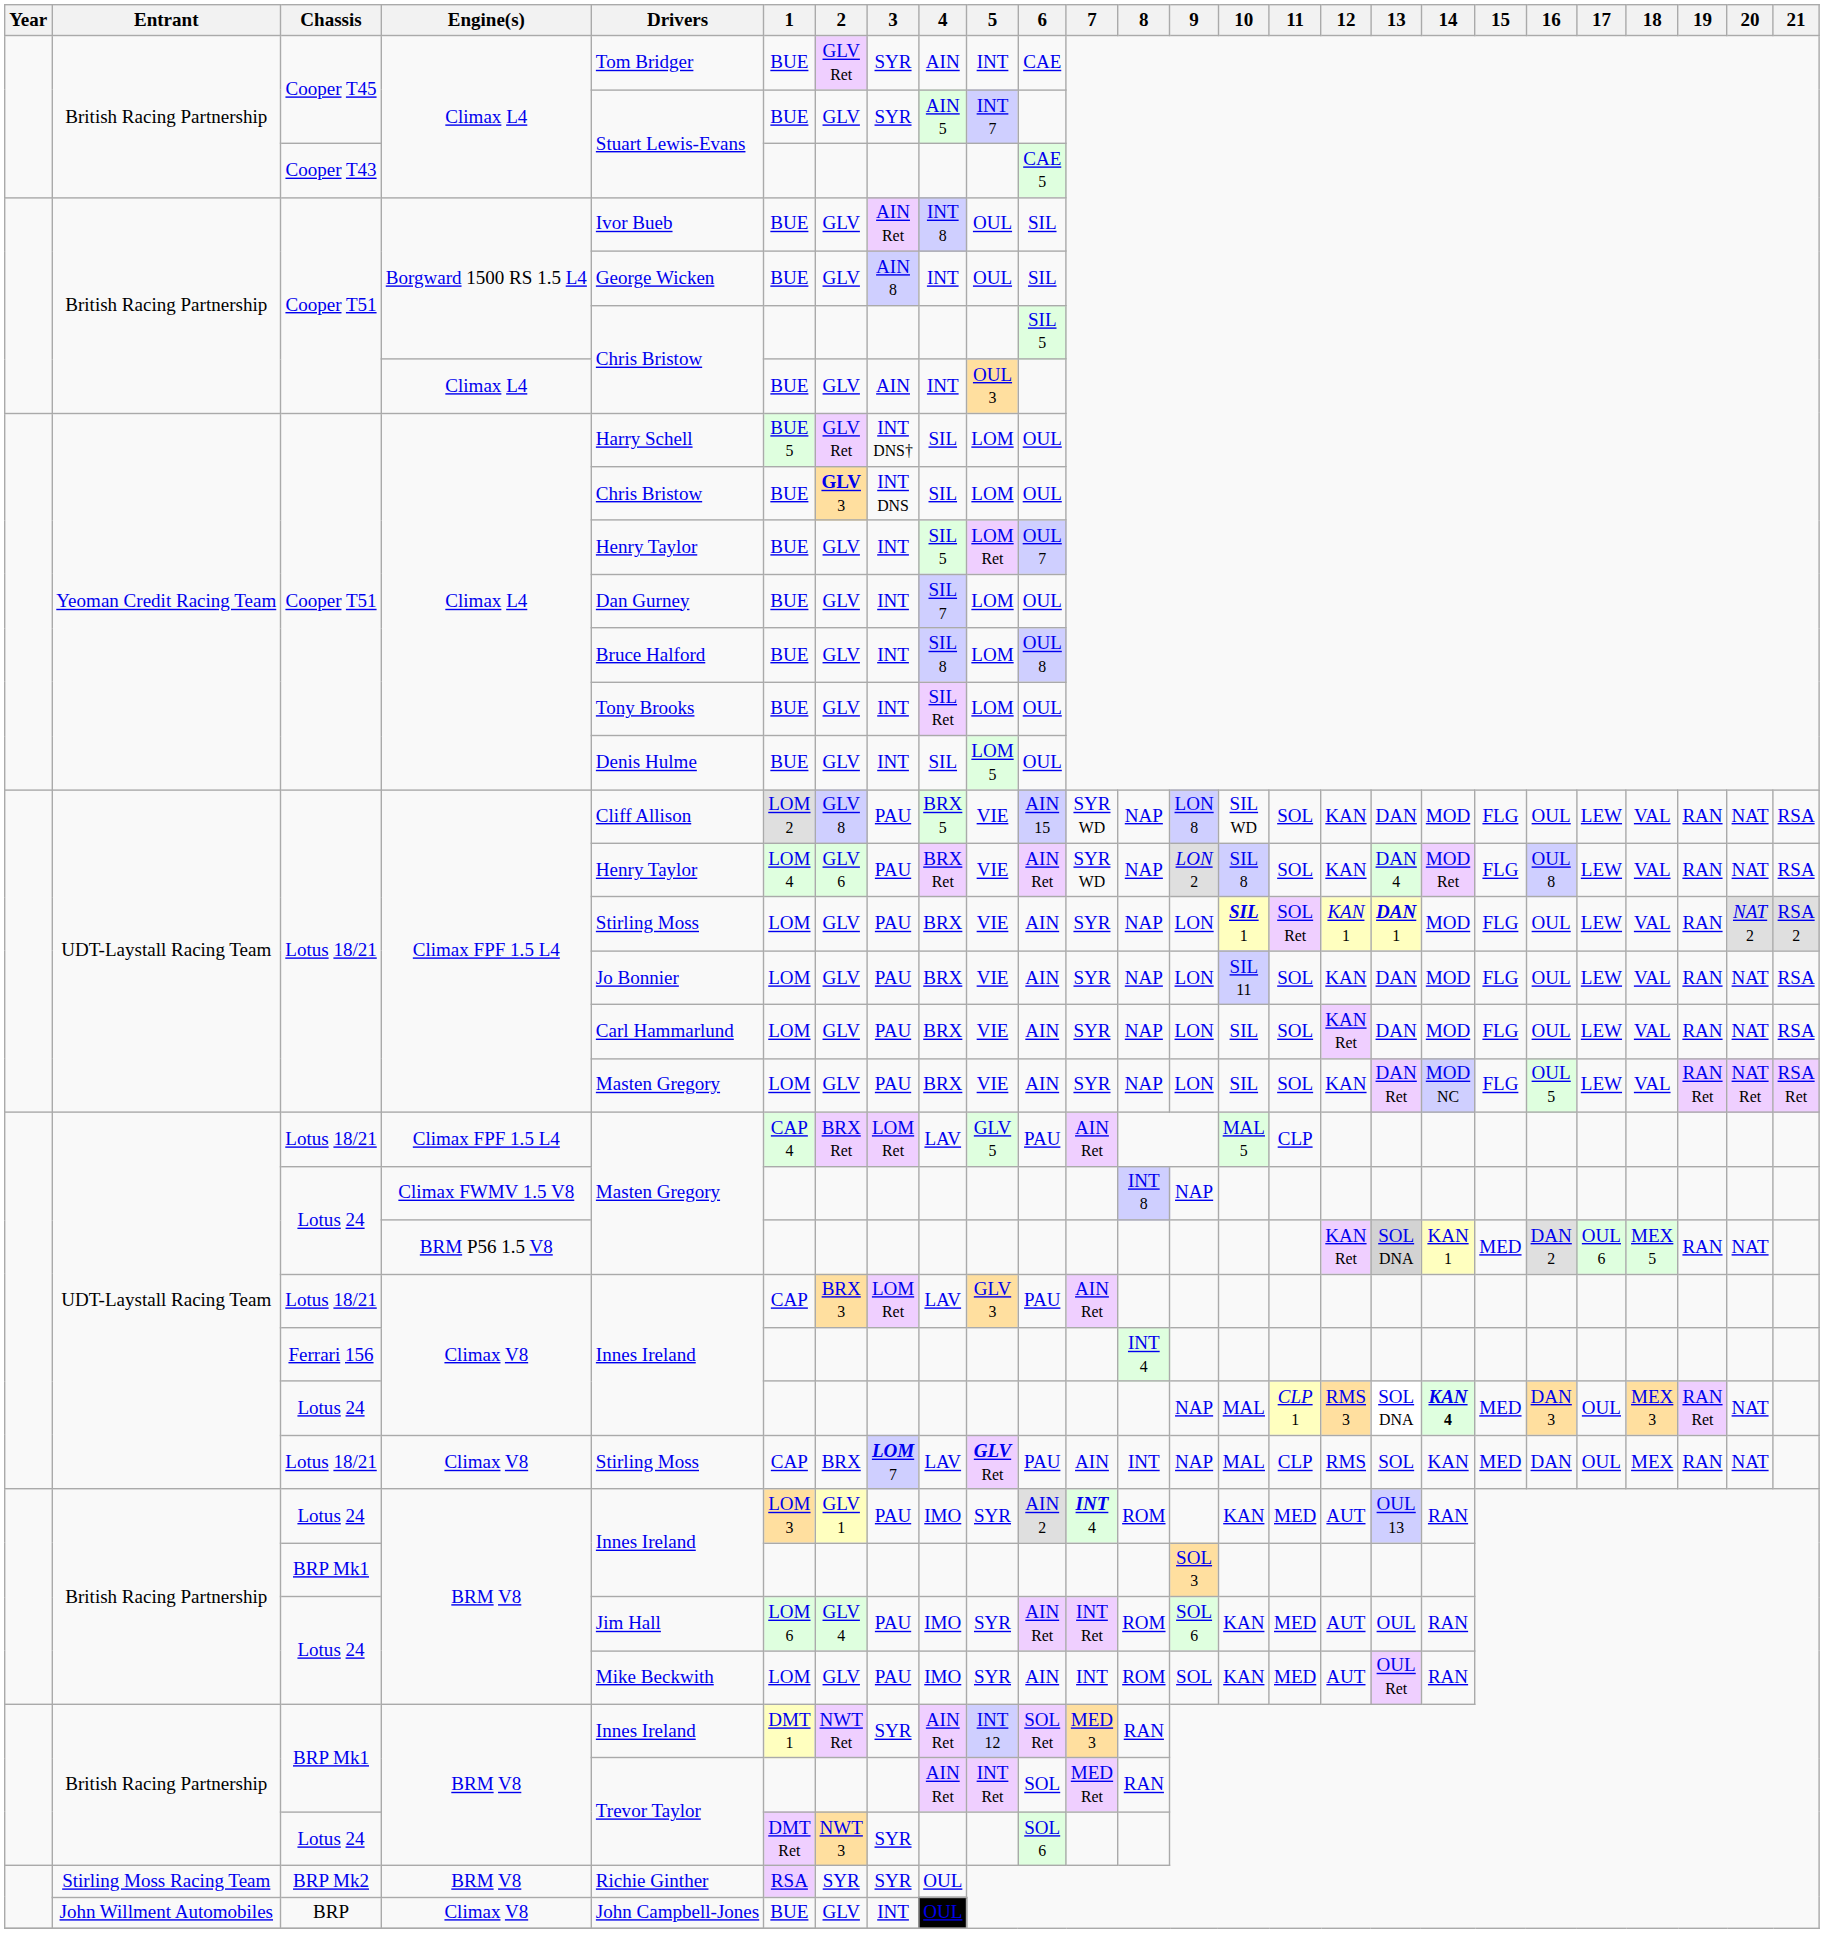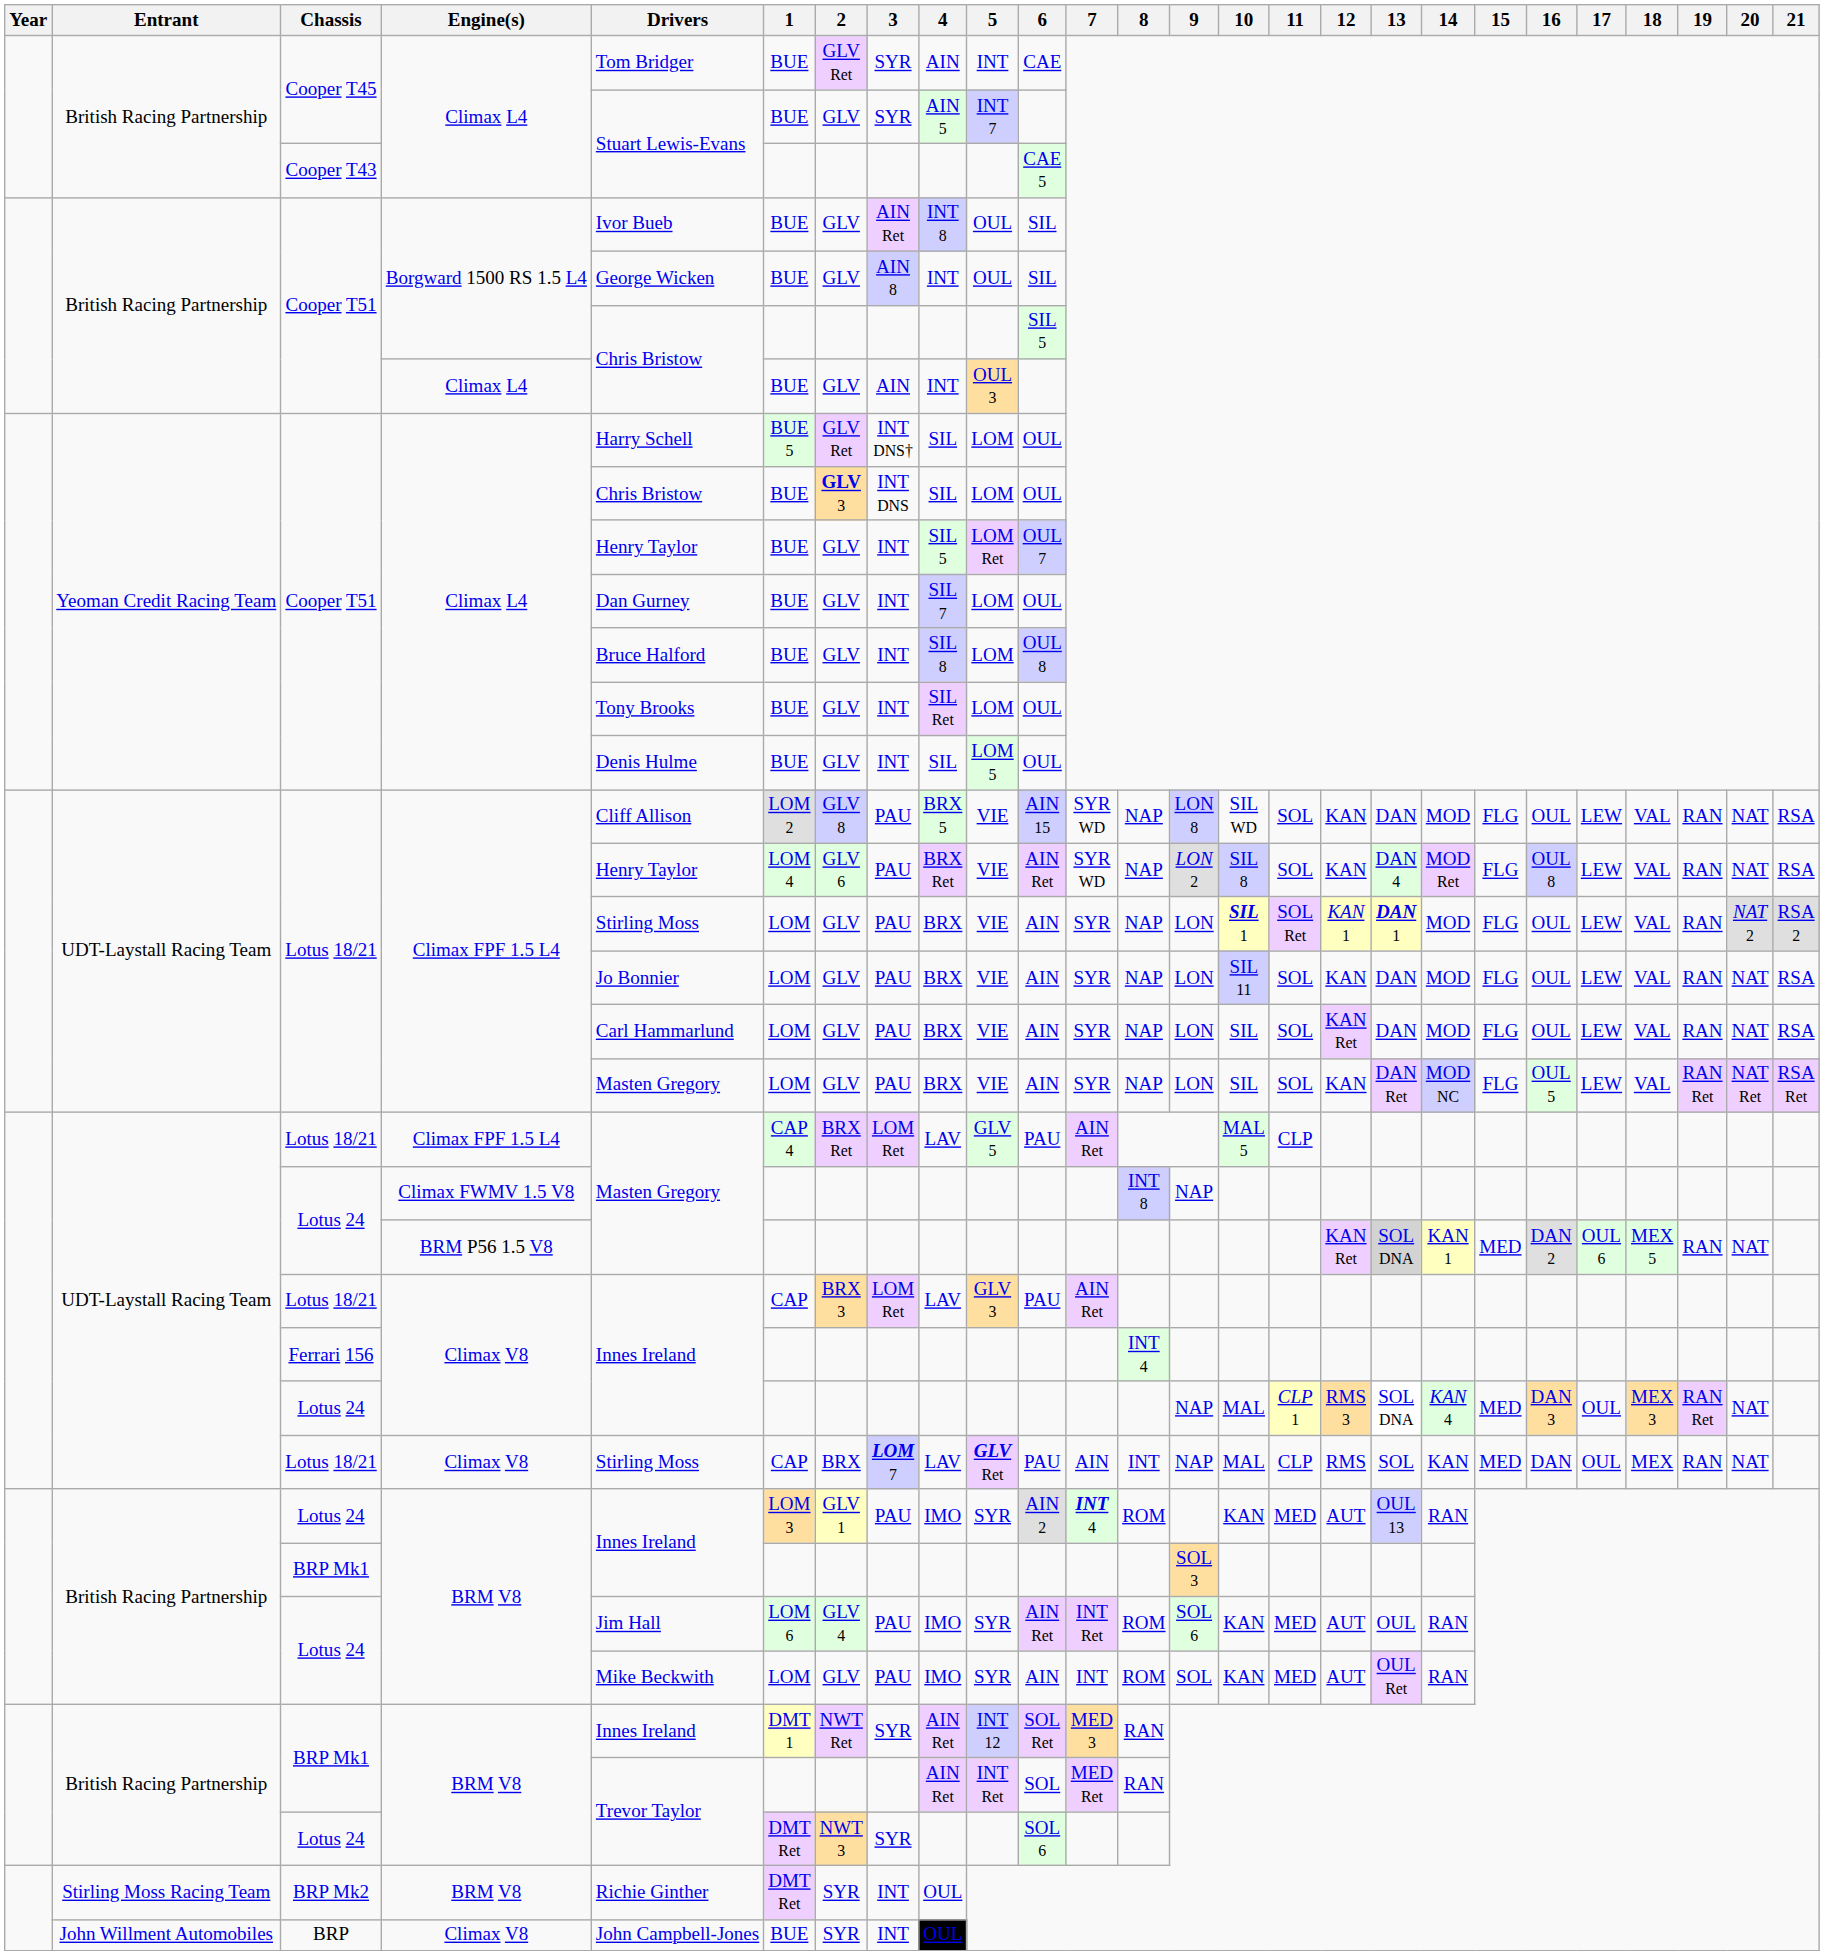(1448, 1407) bold -> (1448, 1407) normal
(789, 1880) RSA -> (789, 1891) DMT Ret
(893, 1880) SYR -> (893, 1892) INT
(841, 1912) GLV -> (841, 1934) SYR
